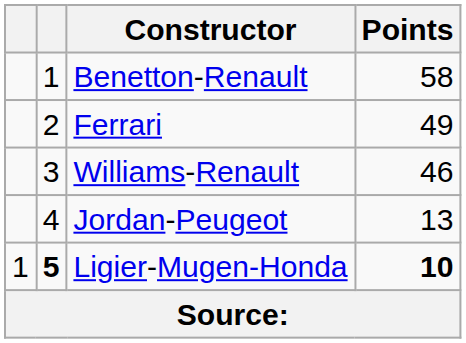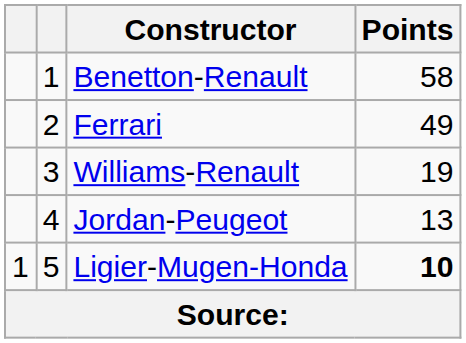(437, 172) 46 -> (437, 172) 19
(51, 267) bold -> (51, 267) normal
